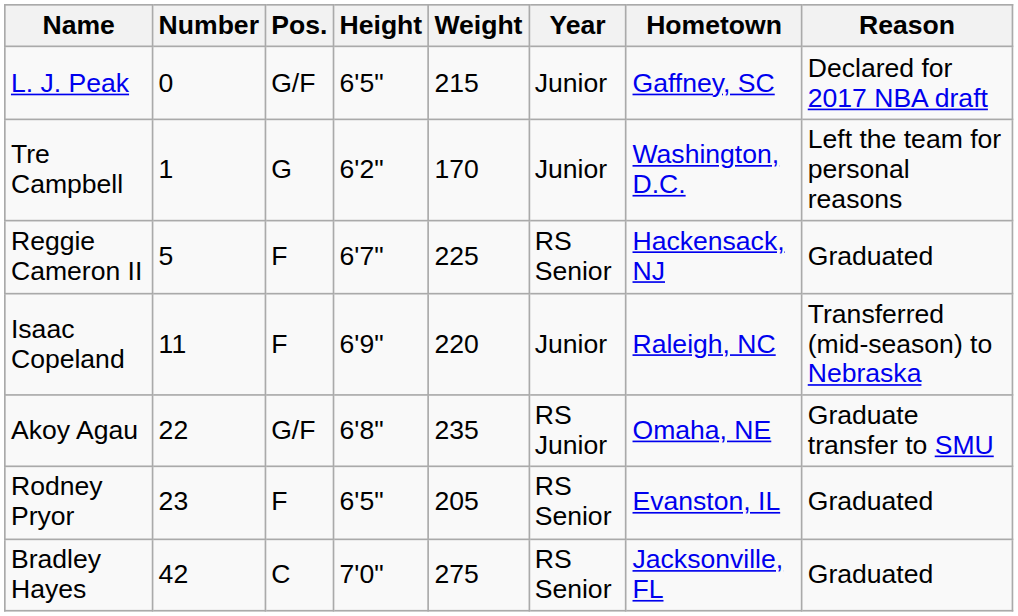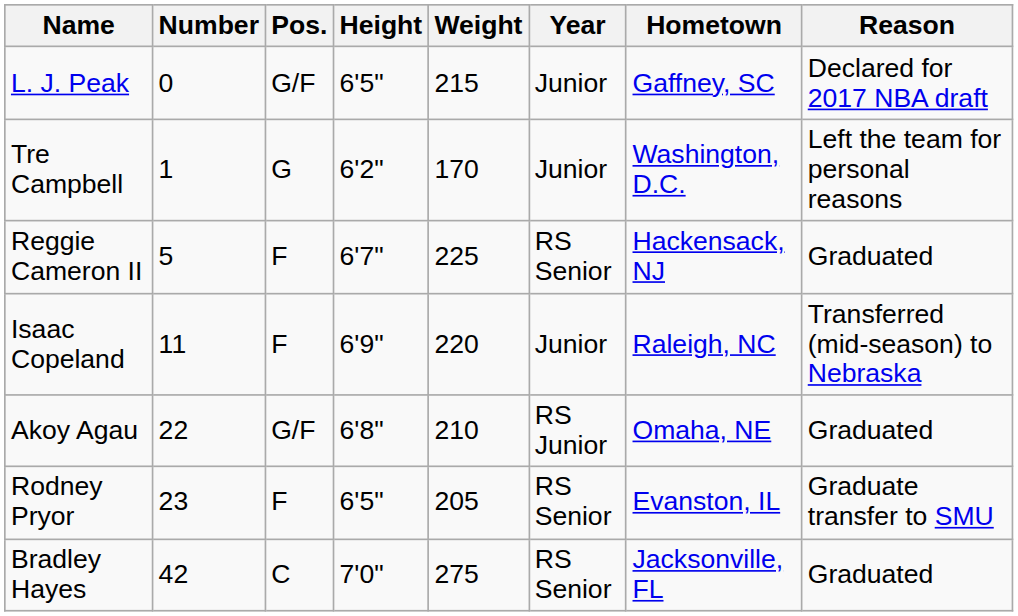(457, 430) 235 -> (457, 430) 210
(901, 430) Graduate transfer to SMU -> (871, 430) Graduated
(871, 502) Graduated -> (901, 502) Graduate transfer to SMU
